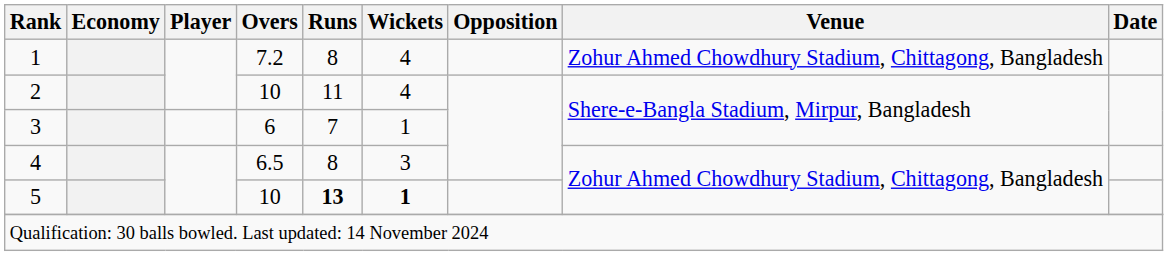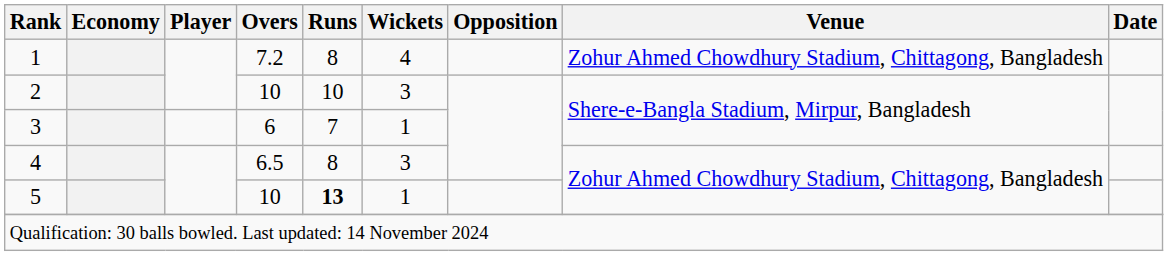(333, 92) 11 -> (333, 92) 10
(405, 92) 4 -> (405, 92) 3
(405, 197) bold -> (405, 197) normal
